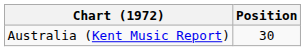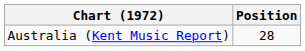(267, 36) 30 -> (267, 36) 28
